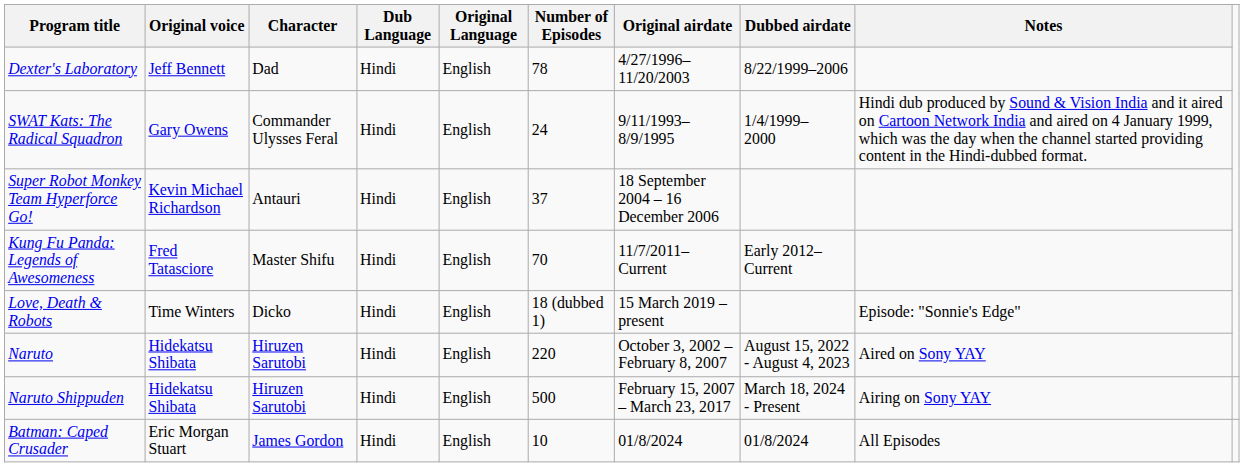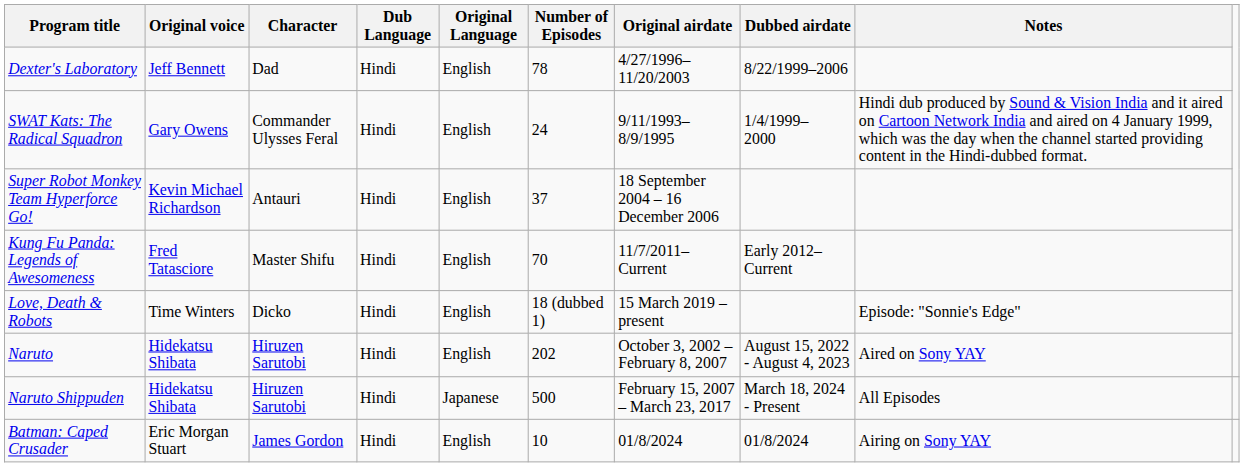(544, 354) 220 -> (544, 354) 202
(467, 397) English -> (471, 397) Japanese
(925, 397) Airing on Sony YAY -> (900, 397) All Episodes
(900, 440) All Episodes -> (925, 440) Airing on Sony YAY
